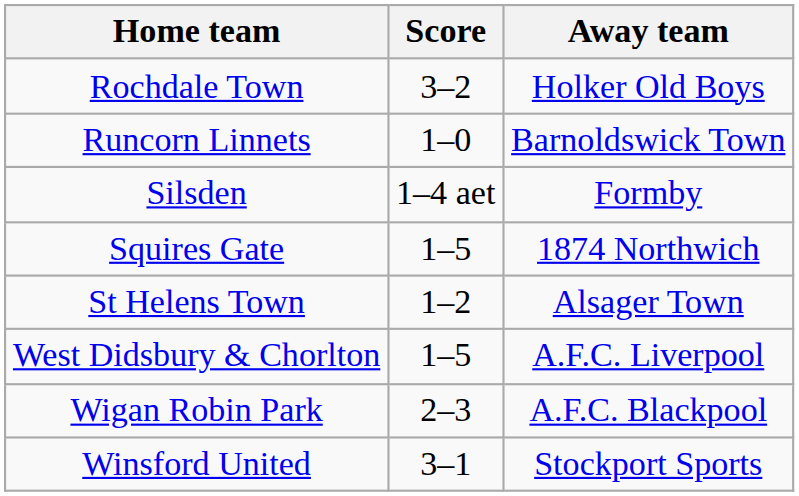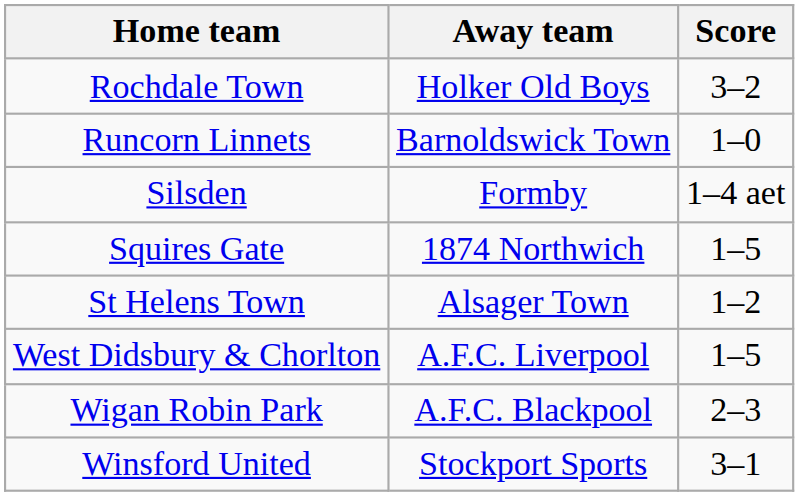columns swapped: (446, 31) <-> (648, 31)
